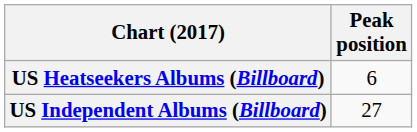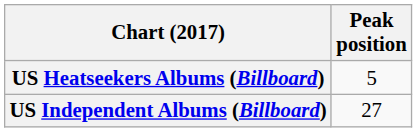(372, 77) 6 -> (372, 77) 5
